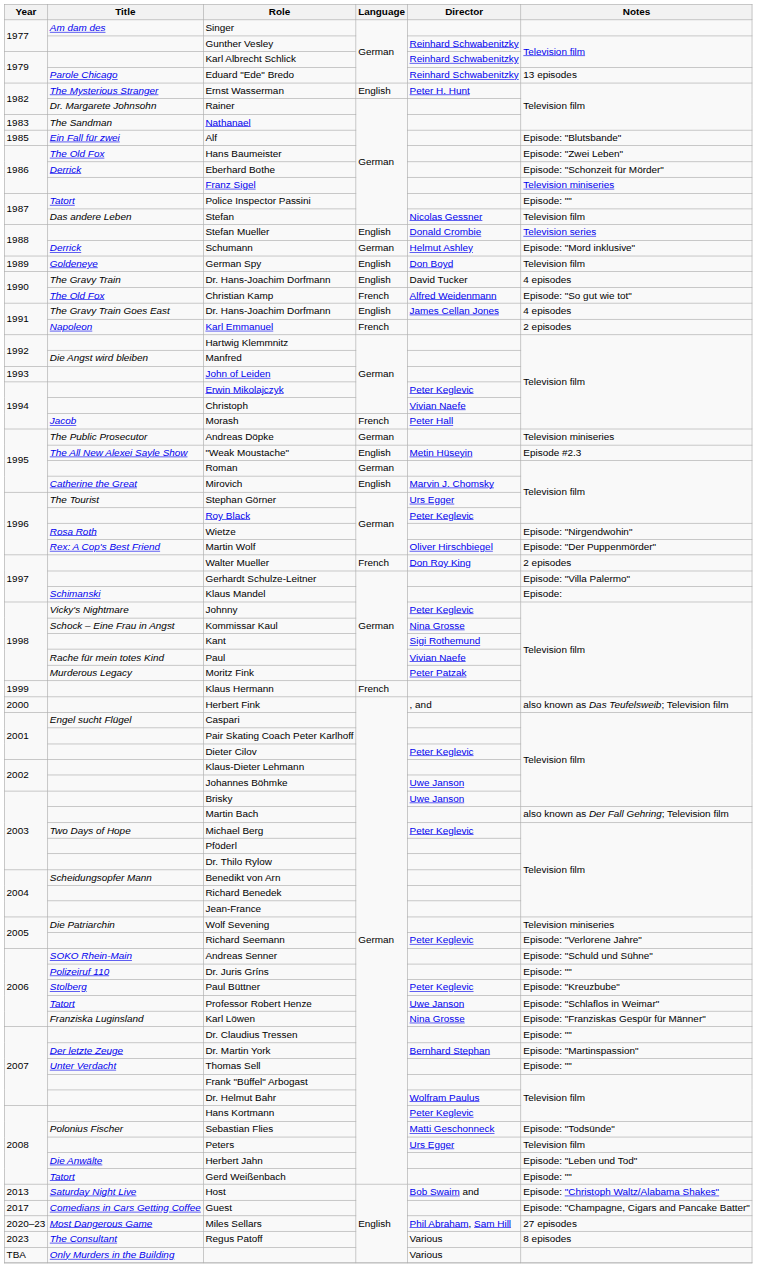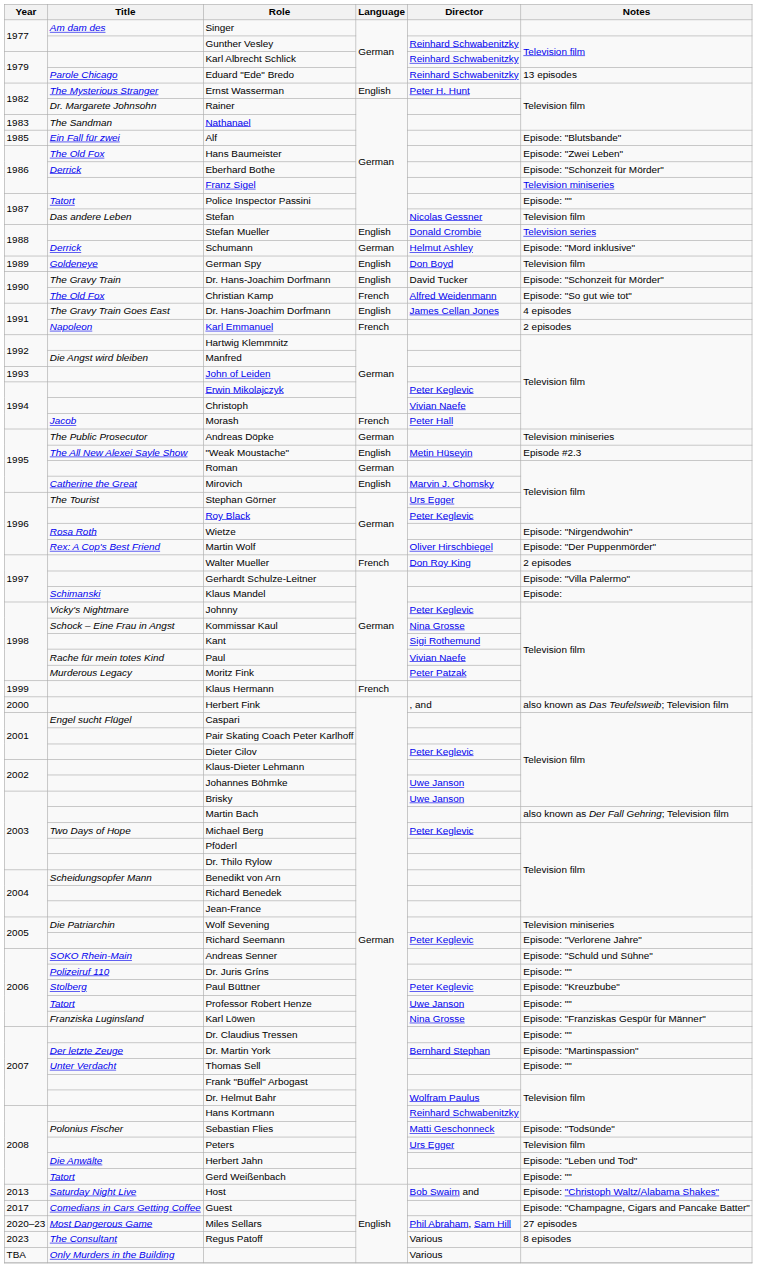(547, 279) 4 episodes -> (594, 279) Episode: "Schonzeit für Mörder"
(591, 1003) Episode: "Schlaflos in Weimar" -> (548, 1003) Episode: ""
(442, 1113) Peter Keglevic -> (464, 1113) Reinhard Schwabenitzky
